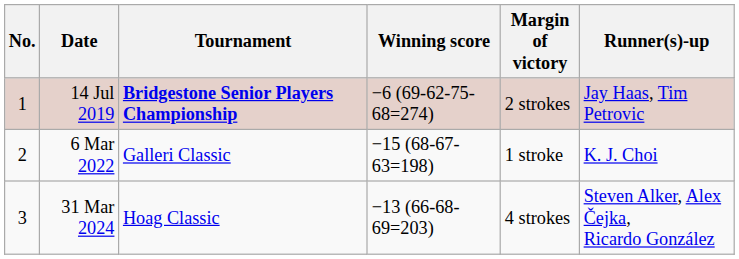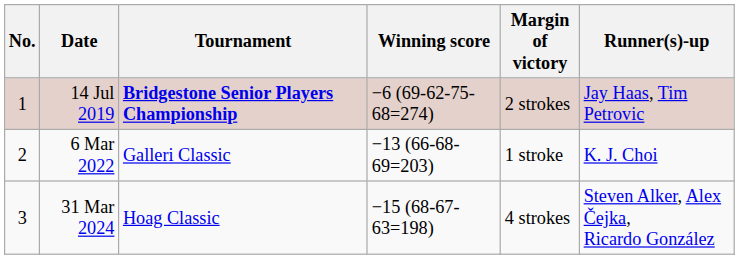(416, 155) −15 (68-67-63=198) -> (416, 155) −13 (66-68-69=203)
(416, 217) −13 (66-68-69=203) -> (416, 217) −15 (68-67-63=198)
